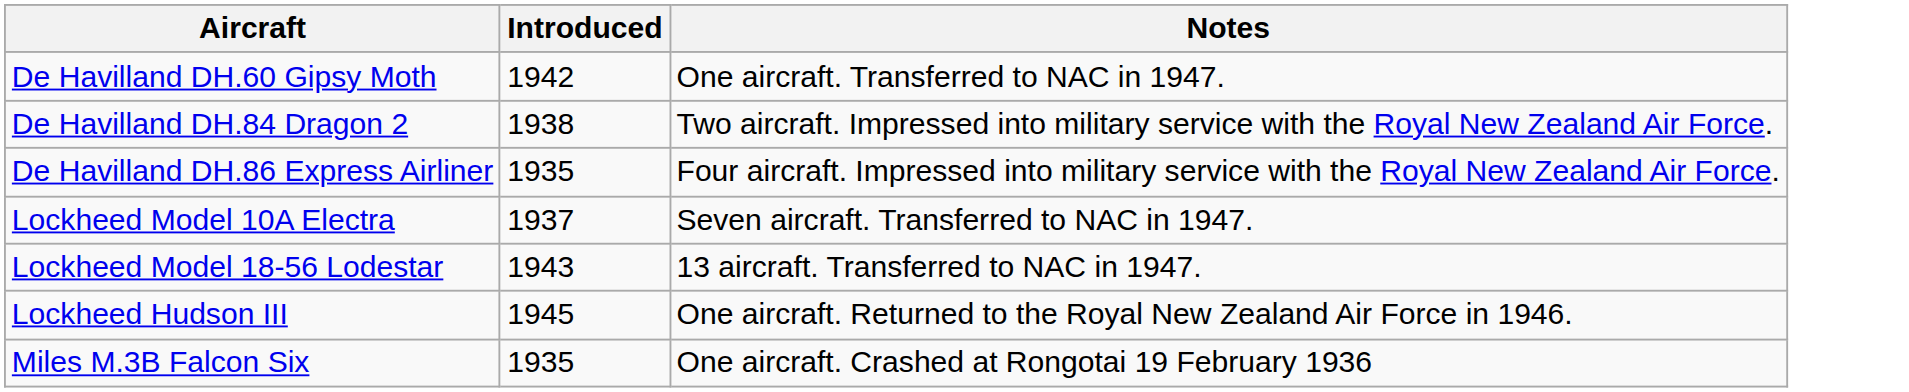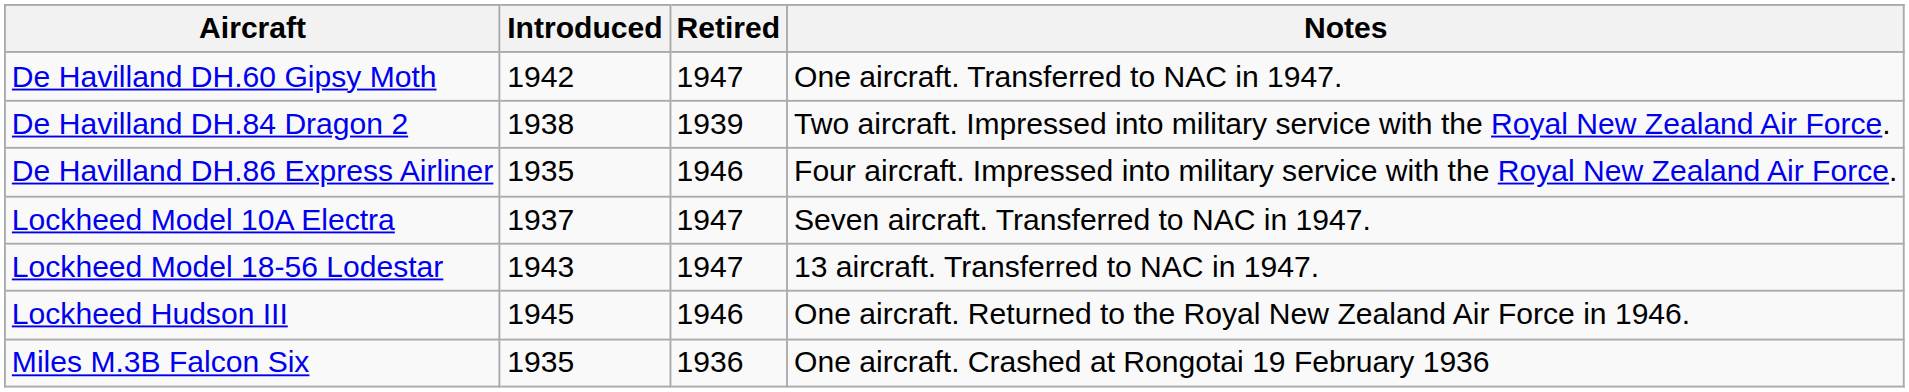+ column: (728, 28)
